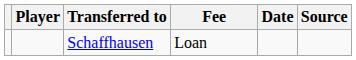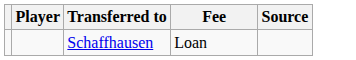- column: (277, 17)
